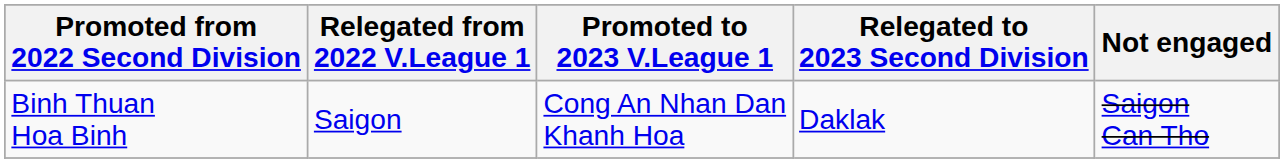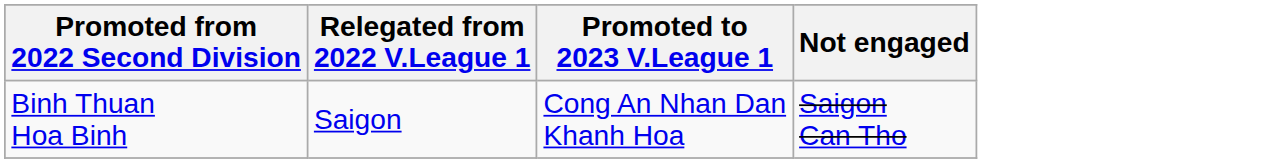- column: (944, 42)
